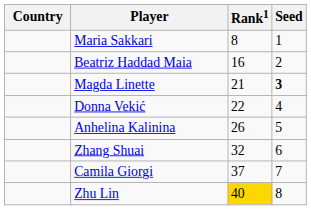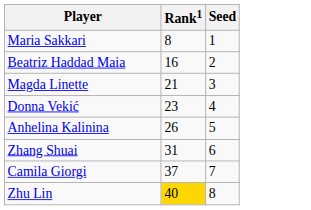- column: (38, 17)
(279, 84) bold -> (212, 84) normal
(238, 106) 22 -> (171, 106) 23
(238, 150) 32 -> (171, 150) 31
